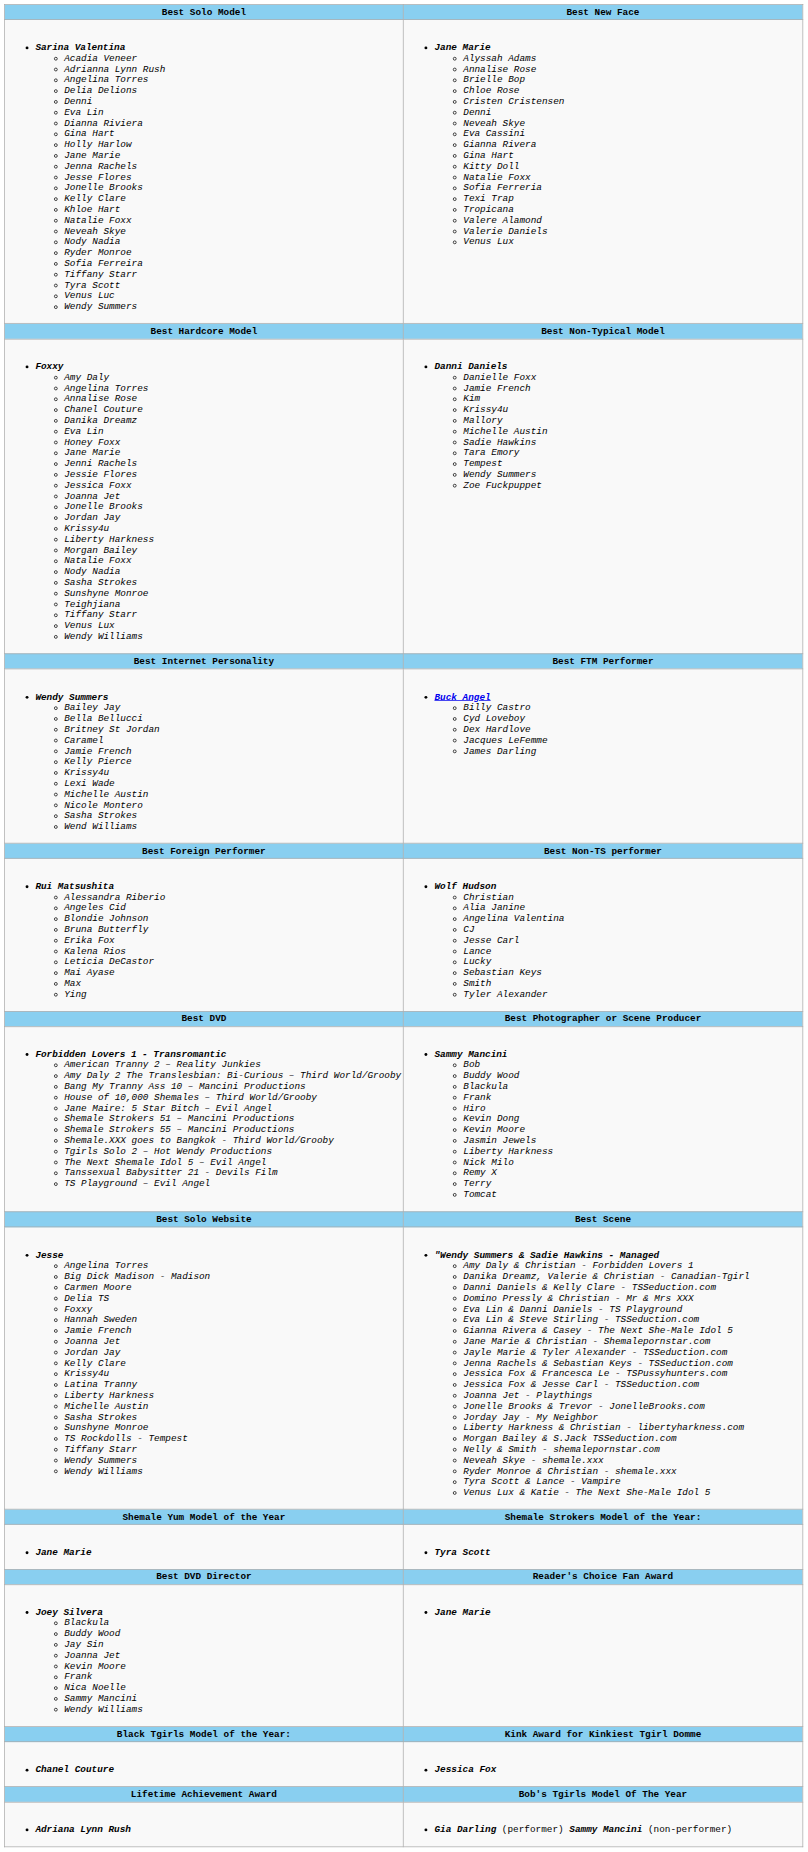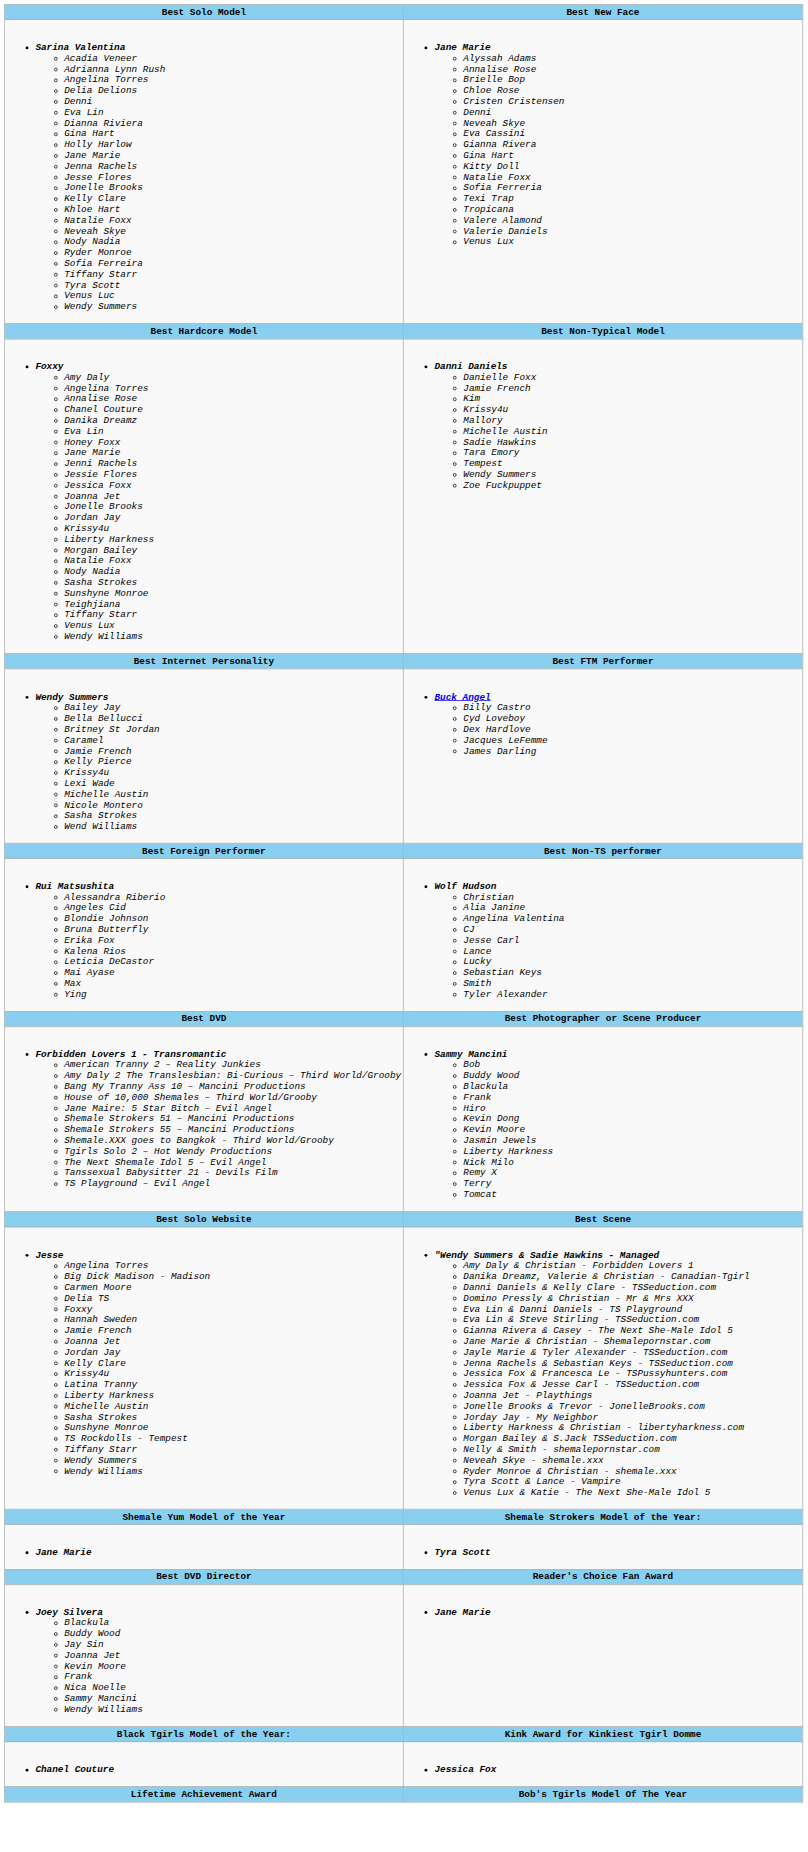- row: (204, 1830)
